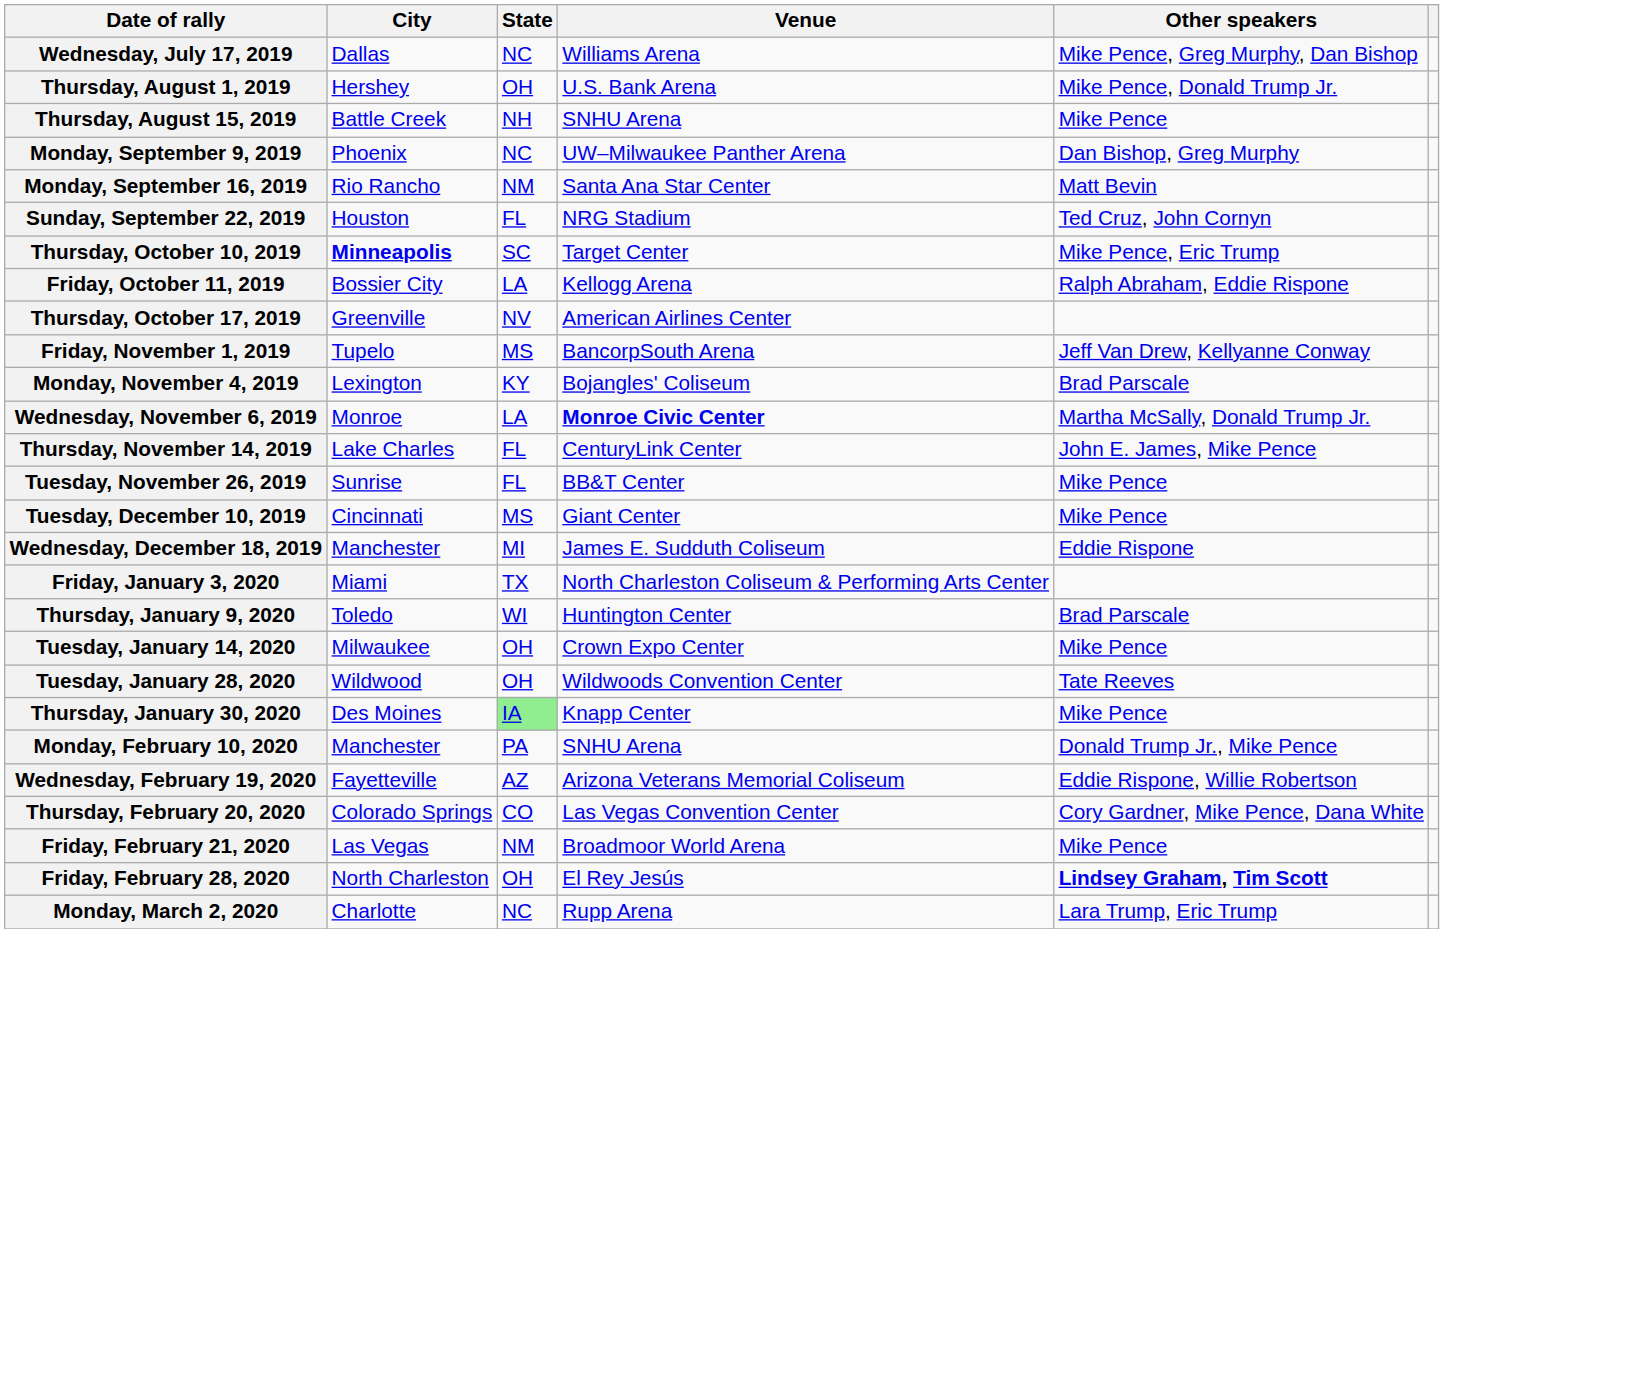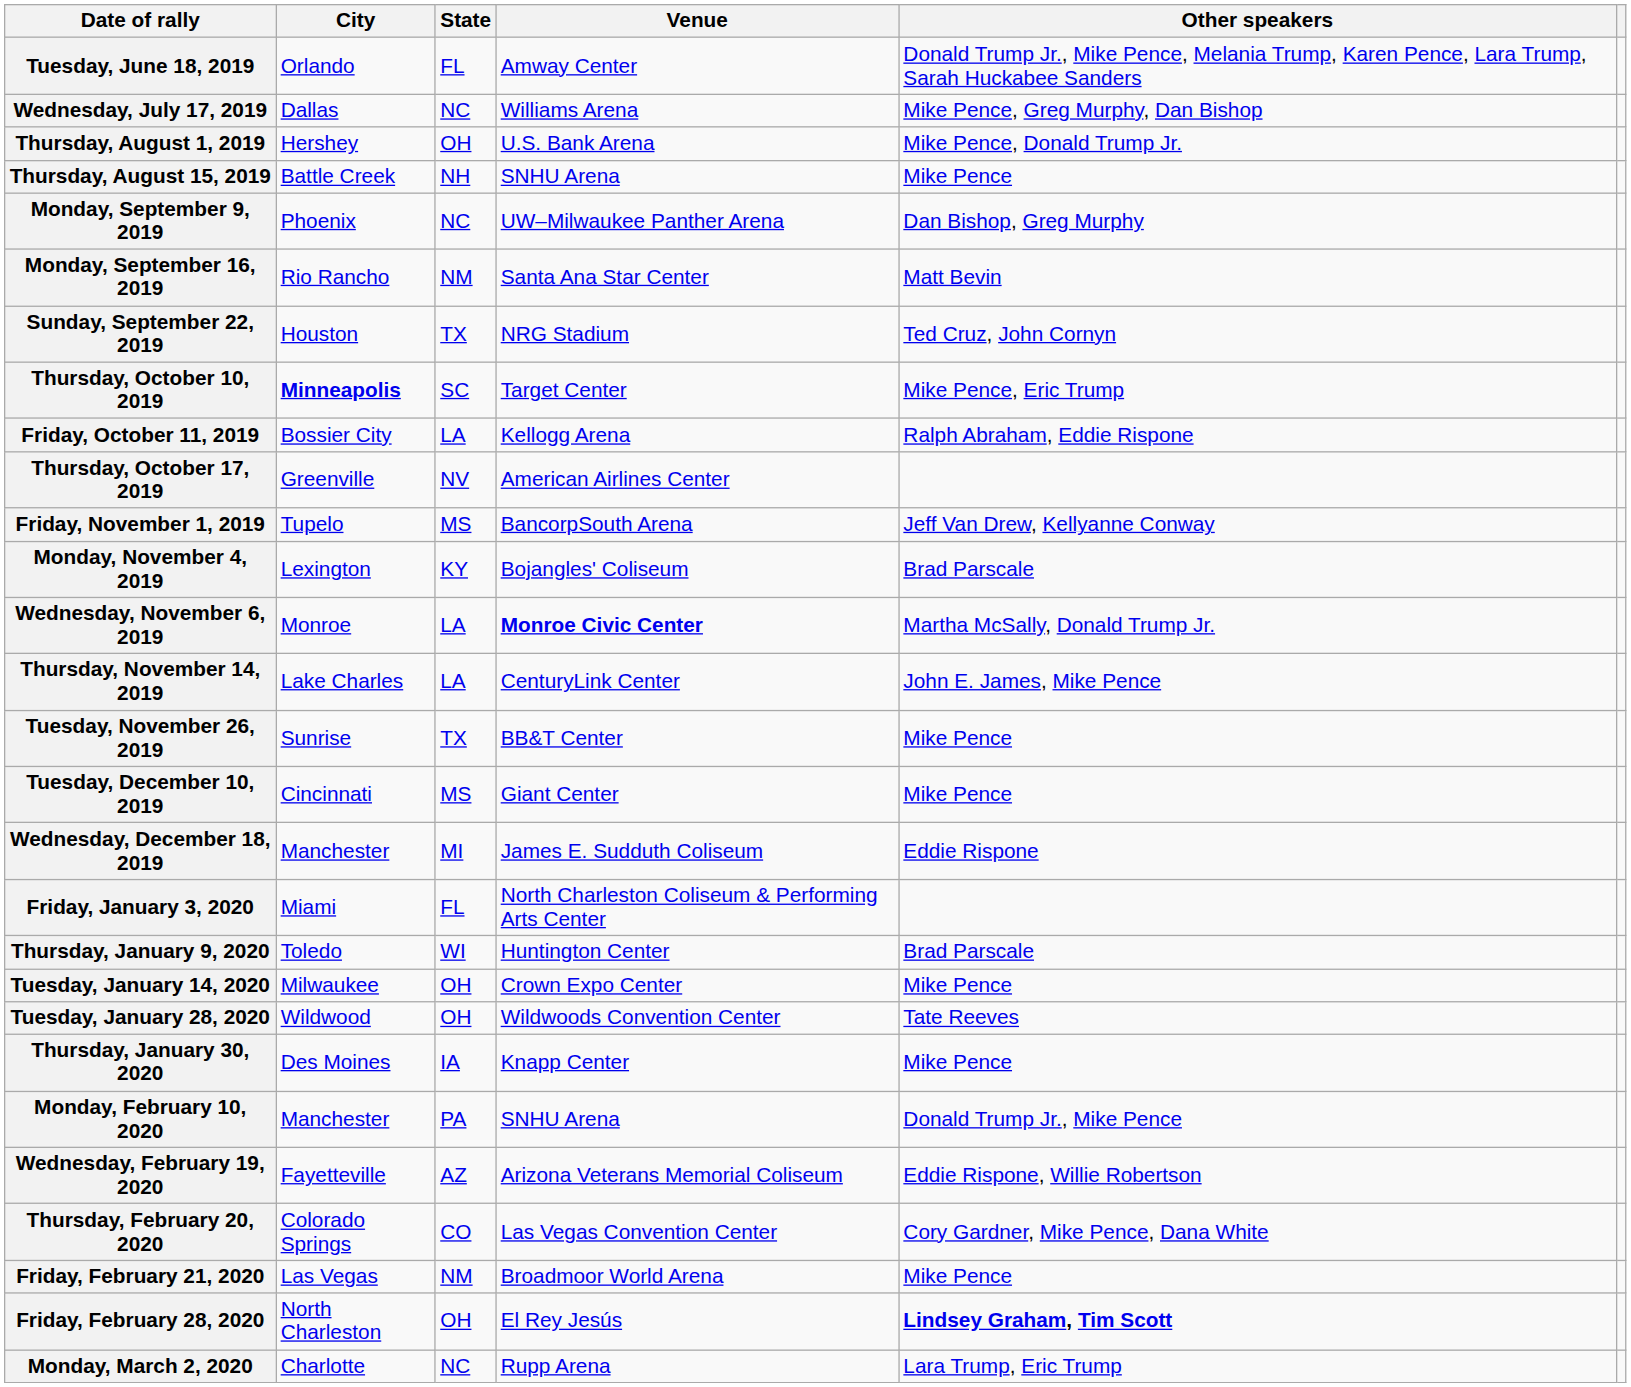+ row: (140, 65)
(514, 218) FL -> (454, 333) TX
(514, 449) FL -> (453, 681) LA
(514, 482) FL -> (454, 738) TX
(515, 581) TX -> (452, 907) FL
(512, 713) lightgreen background -> (450, 1062) no background
